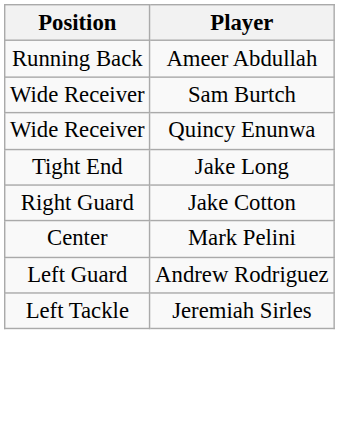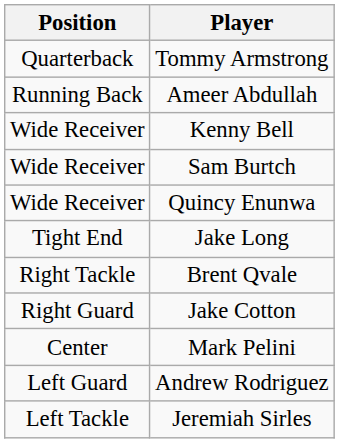+ row: (242, 58)
+ row: (242, 130)
+ row: (242, 274)
